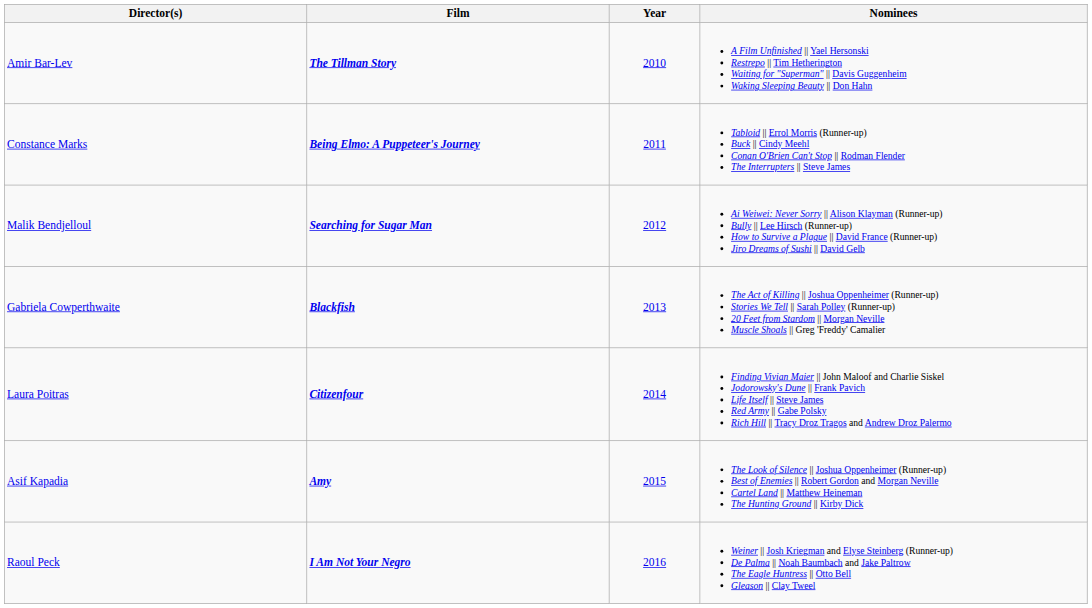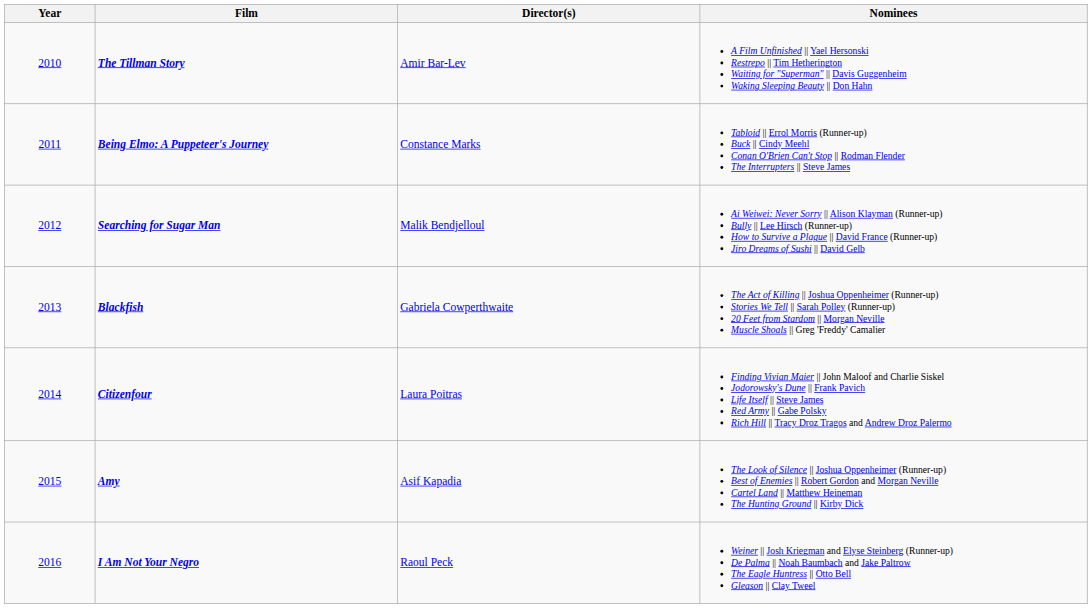columns swapped: (655, 13) <-> (156, 13)
